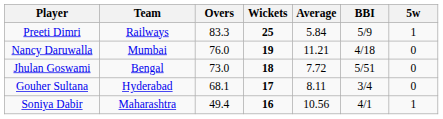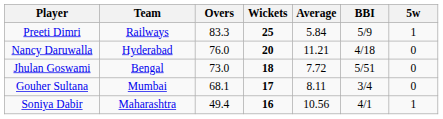(147, 50) Mumbai -> (147, 50) Hyderabad
(268, 50) 19 -> (268, 50) 20
(147, 86) Hyderabad -> (147, 86) Mumbai
